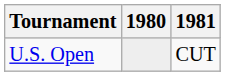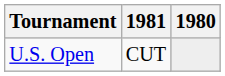columns swapped: (146, 21) <-> (196, 21)
